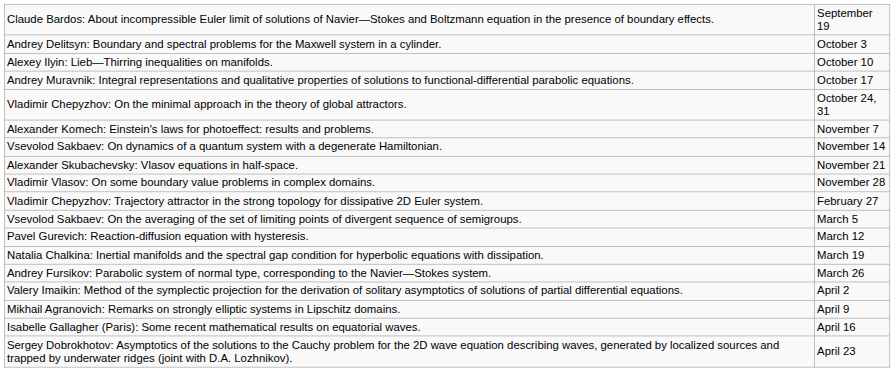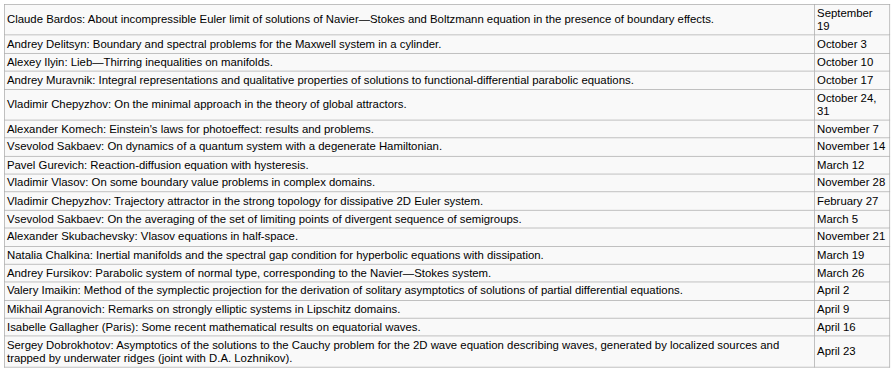rows swapped: (153, 165) <-> (158, 237)
